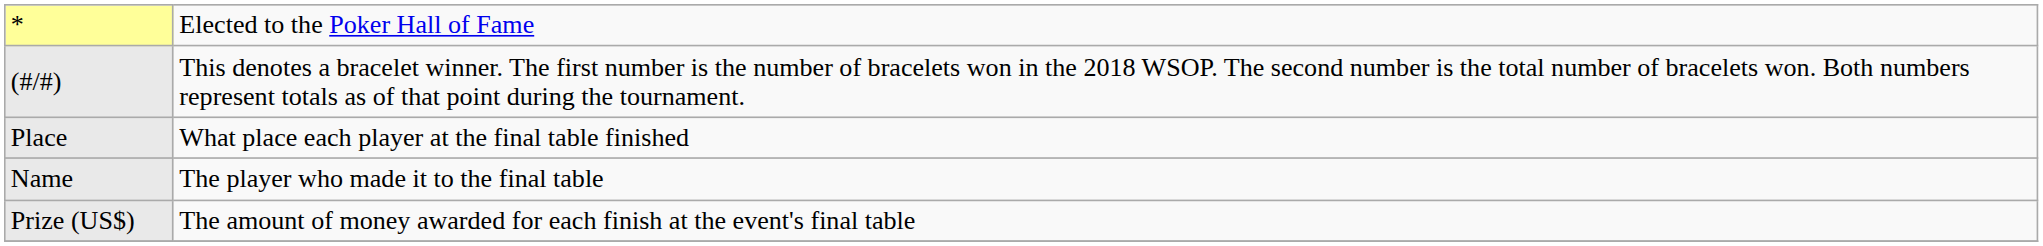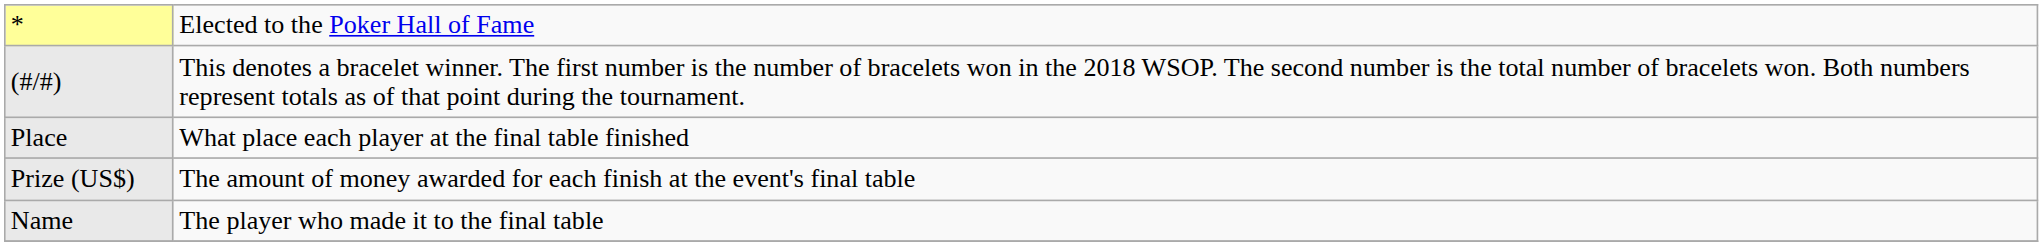rows swapped: (42, 178) <-> (73, 219)
